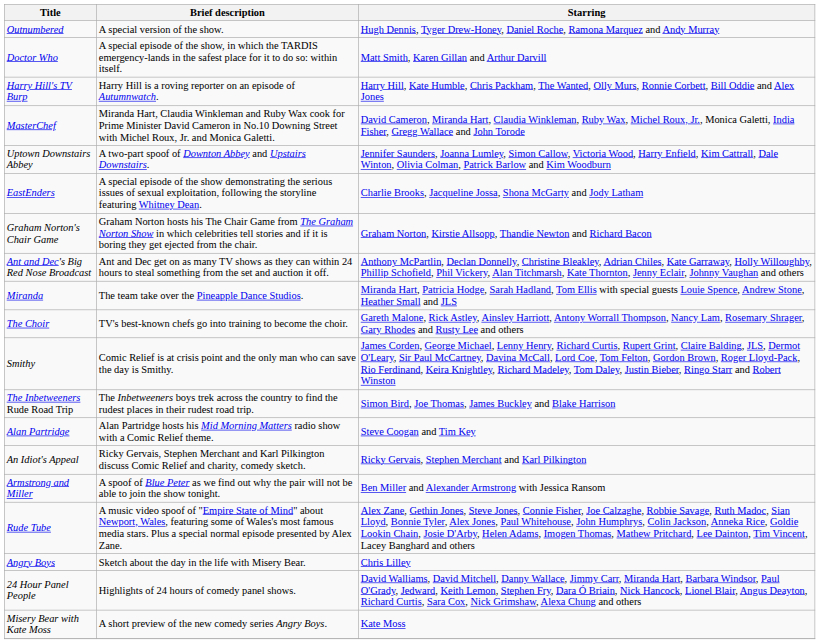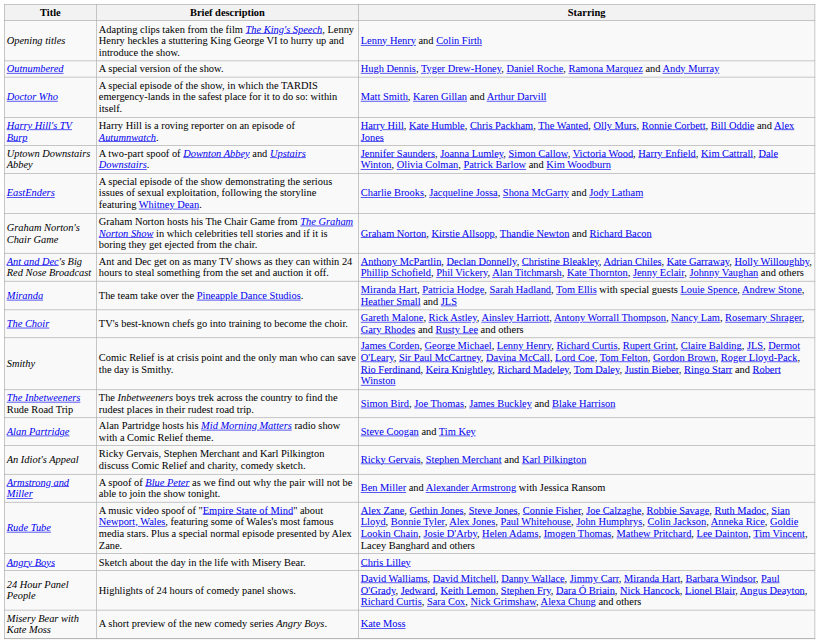+ row: (36, 40)
- row: (31, 125)
